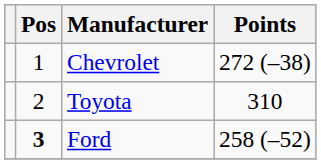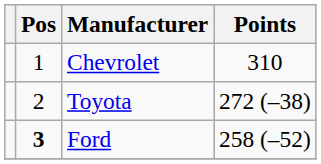(265, 62) 272 (–38) -> (265, 62) 310
(265, 101) 310 -> (265, 101) 272 (–38)
